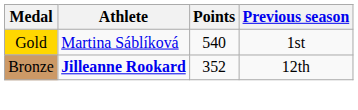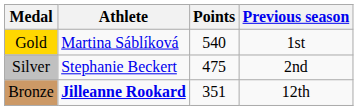+ row: (31, 67)
(214, 67) 352 -> (214, 92) 351
